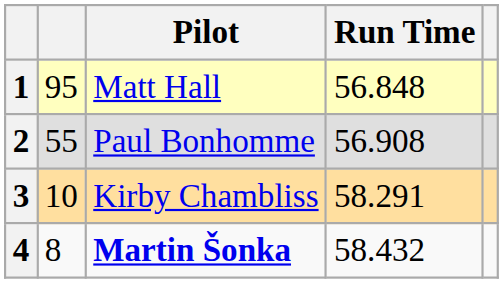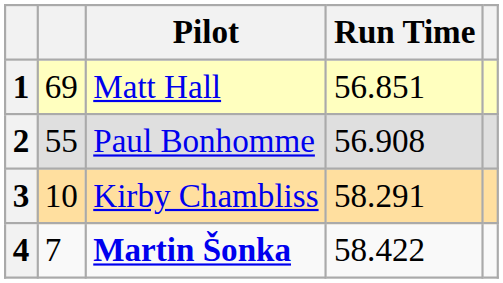(61, 86) 95 -> (61, 86) 69
(380, 86) 56.848 -> (380, 86) 56.851
(53, 250) 8 -> (53, 250) 7
(380, 250) 58.432 -> (380, 250) 58.422
